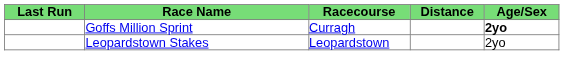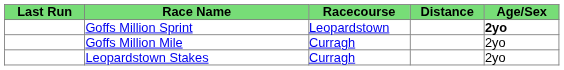(332, 27) Curragh -> (349, 27) Leopardstown
+ row: (134, 42)
(349, 42) Leopardstown -> (332, 57) Curragh
